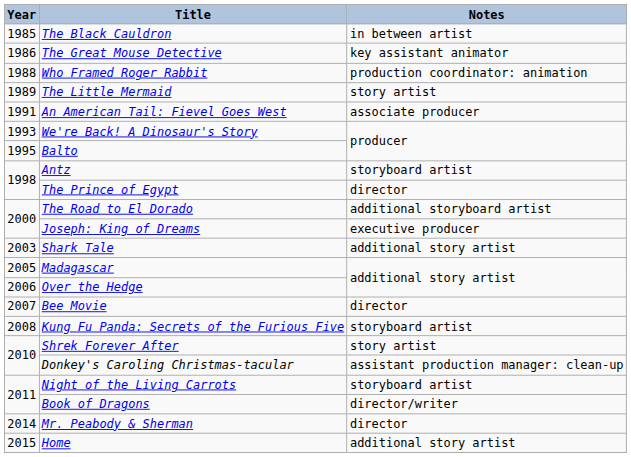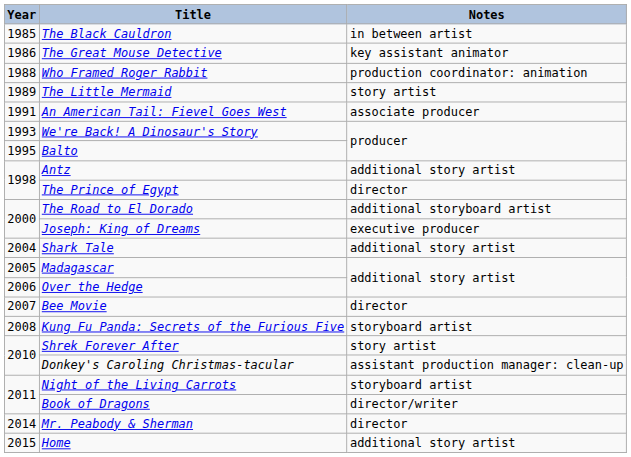(411, 170) storyboard artist -> (433, 170) additional story artist
(22, 248) 2003 -> (22, 248) 2004
